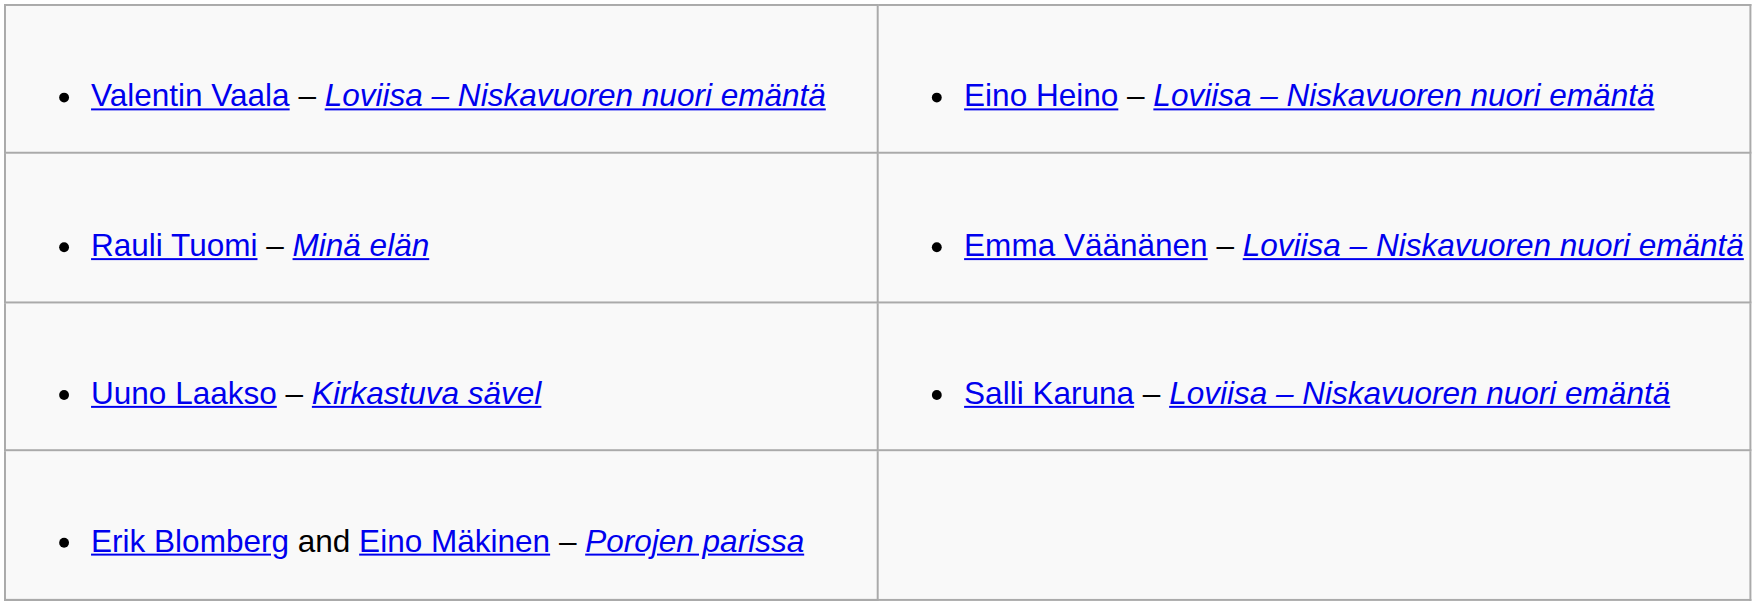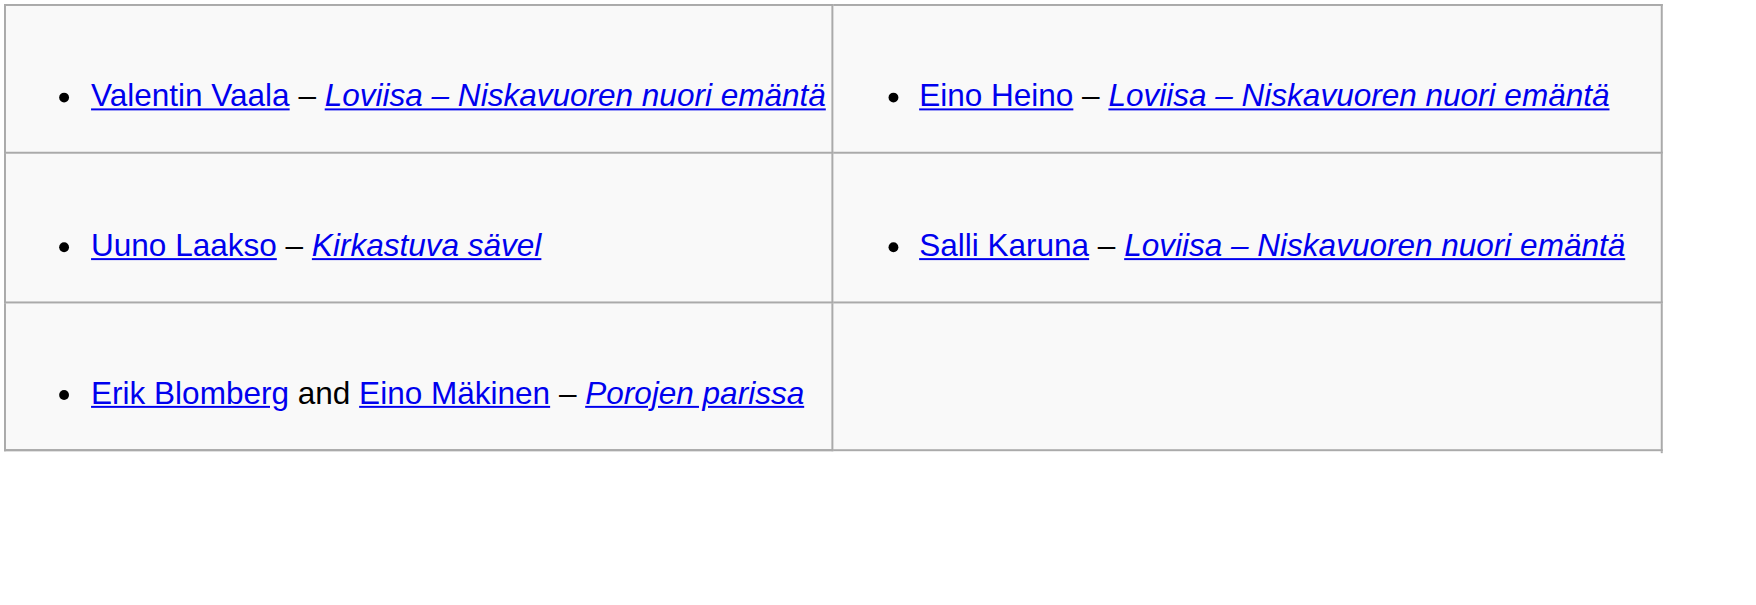- row: (442, 245)
